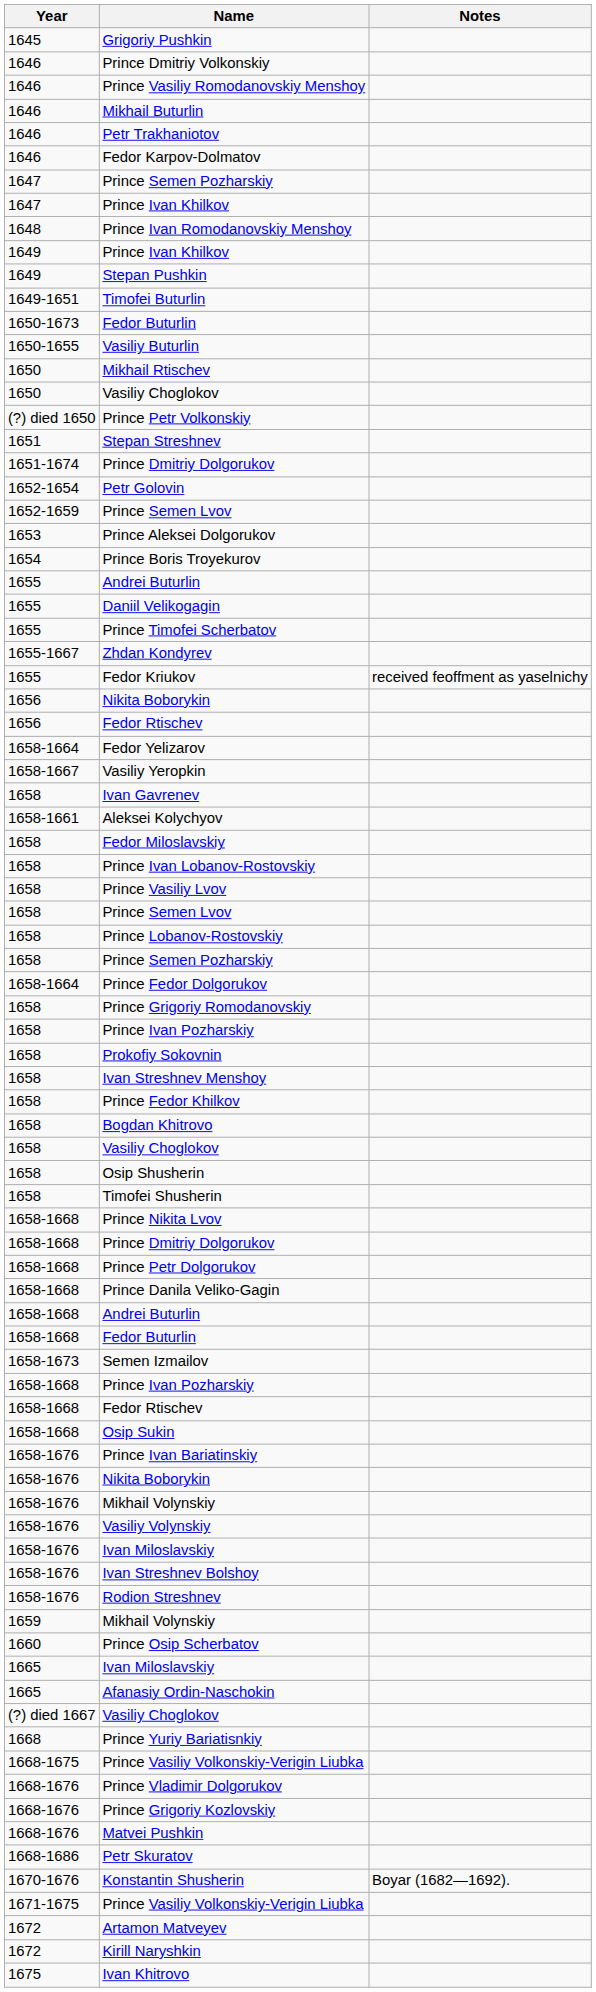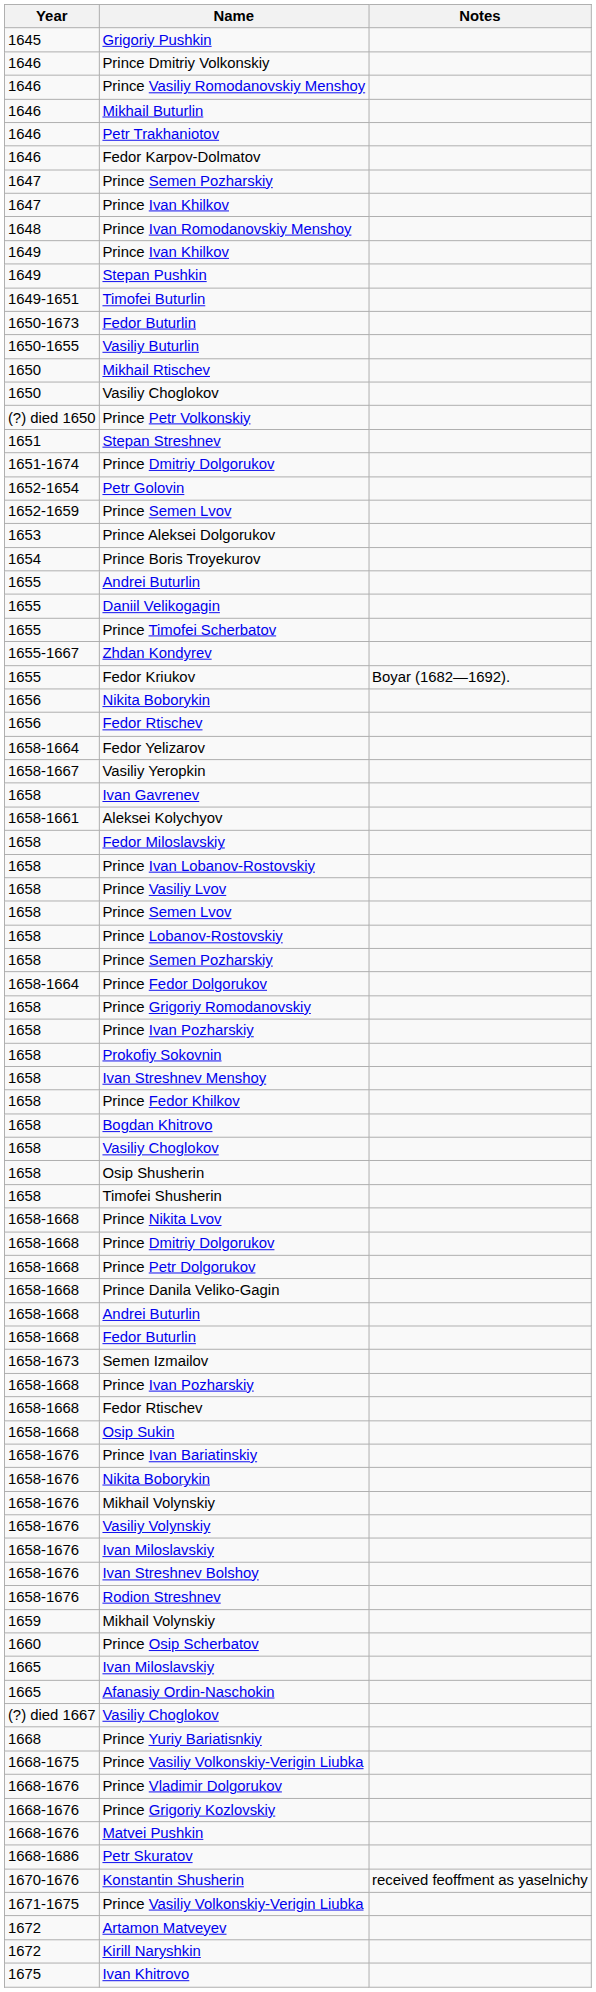(480, 677) received feoffment as yaselnichy -> (441, 677) Boyar (1682—1692).
(441, 1880) Boyar (1682—1692). -> (480, 1880) received feoffment as yaselnichy
